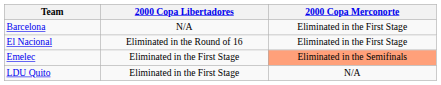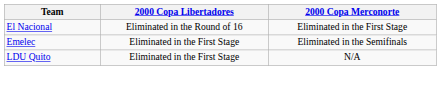- row: (26, 27)
(352, 57) lightsalmon background -> (352, 42) no background
